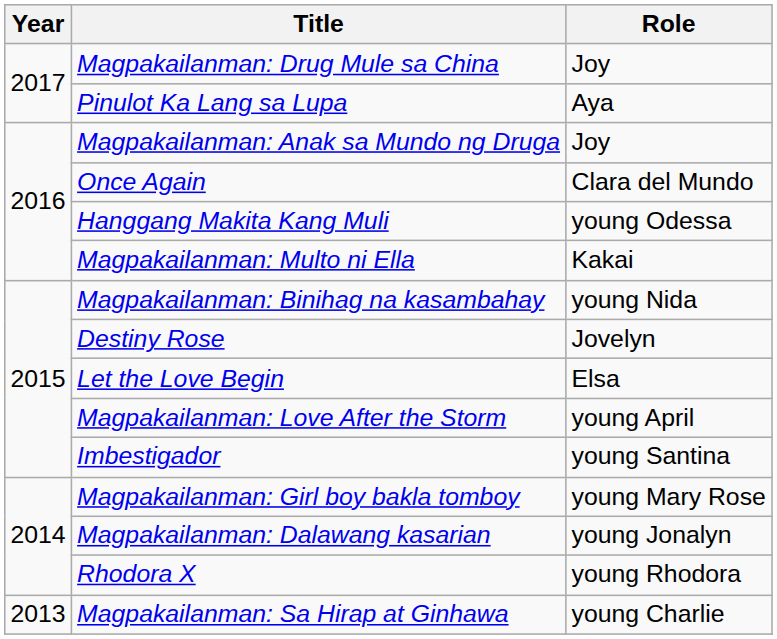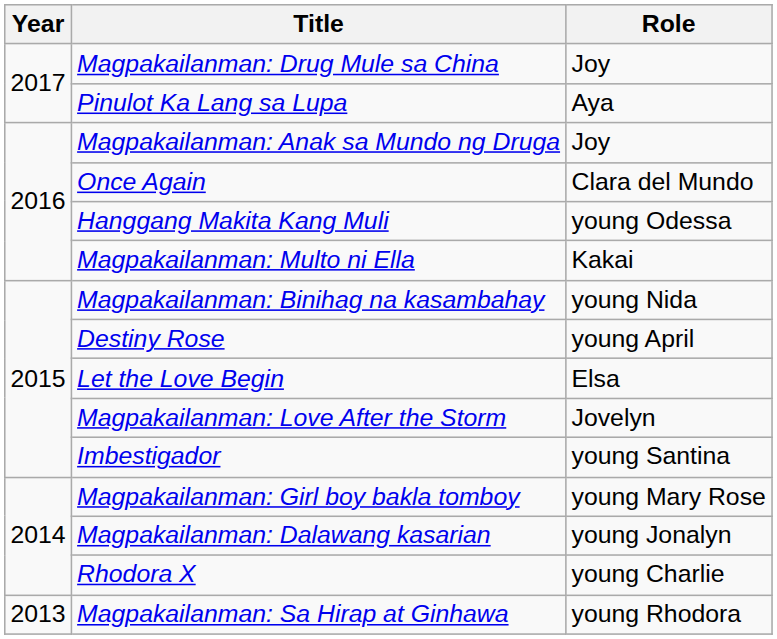(614, 338) Jovelyn -> (633, 338) young April
(633, 417) young April -> (614, 417) Jovelyn
(656, 574) young Rhodora -> (648, 574) young Charlie
(648, 614) young Charlie -> (656, 614) young Rhodora
